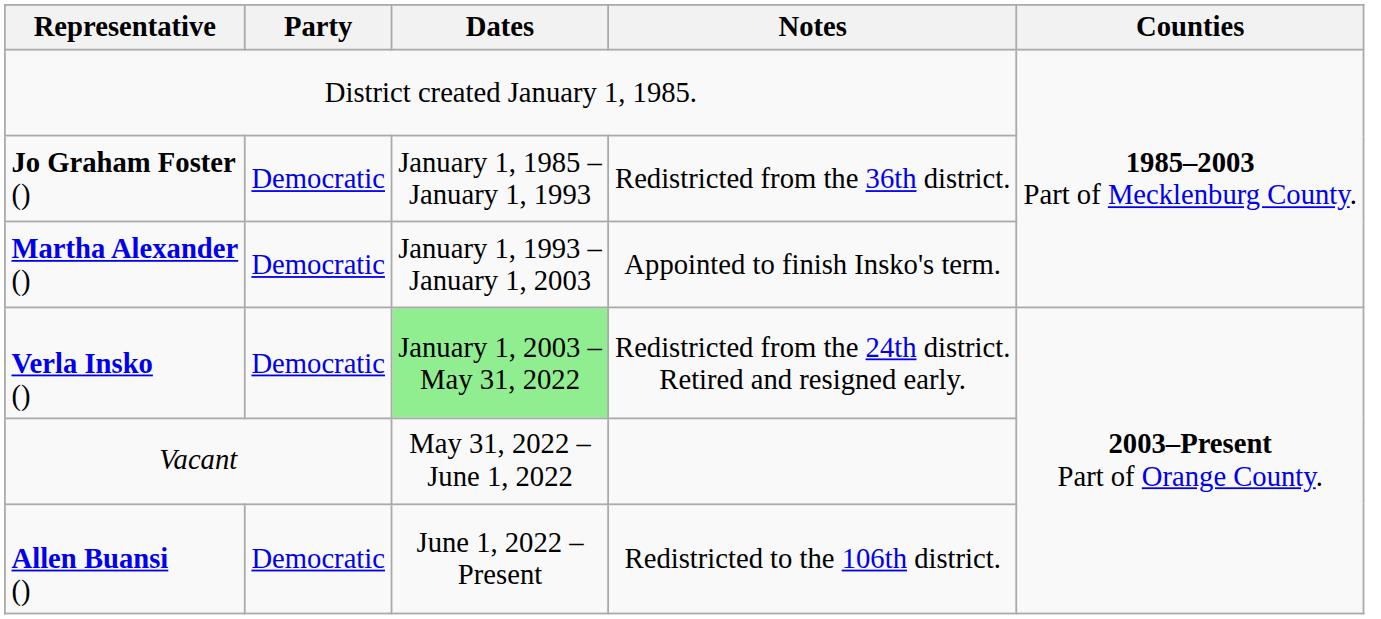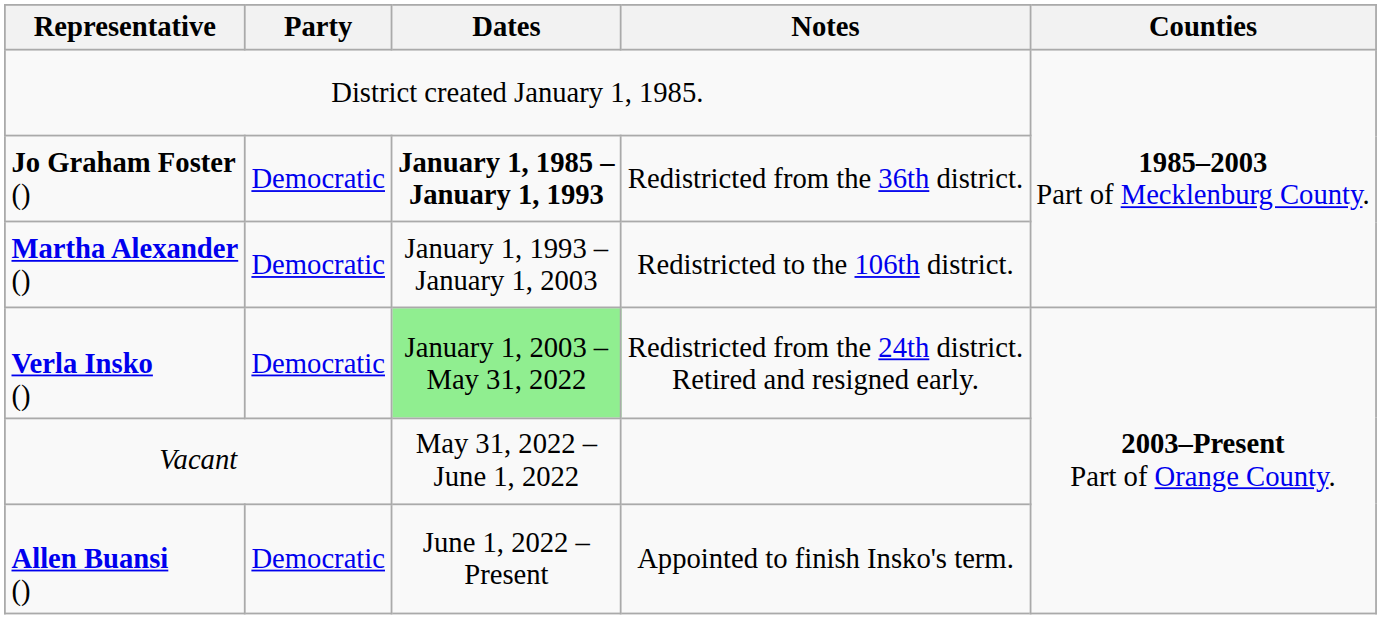(500, 178) normal -> (506, 178) bold
(813, 264) Appointed to finish Insko's term. -> (825, 264) Redistricted to the 106th district.
(813, 558) Redistricted to the 106th district. -> (825, 558) Appointed to finish Insko's term.
